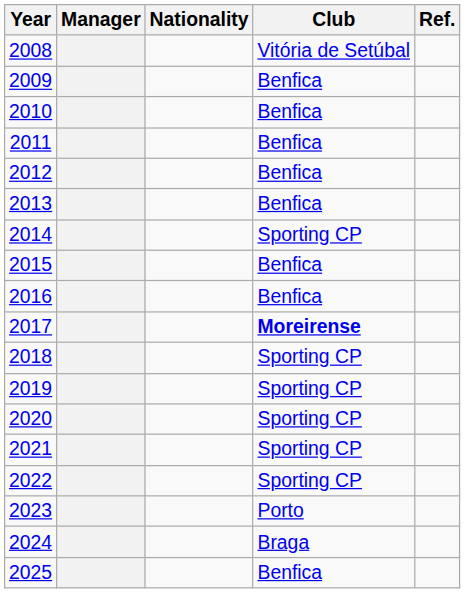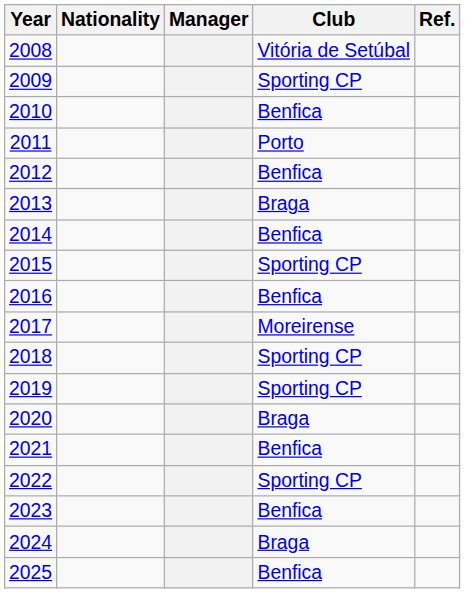columns swapped: (101, 19) <-> (199, 19)
(290, 81) Benfica -> (310, 81) Sporting CP
(290, 142) Benfica -> (281, 142) Porto
(290, 204) Benfica -> (283, 204) Braga
(310, 234) Sporting CP -> (290, 234) Benfica
(290, 265) Benfica -> (310, 265) Sporting CP
(309, 326) bold -> (306, 326) normal
(310, 419) Sporting CP -> (283, 419) Braga
(310, 449) Sporting CP -> (290, 449) Benfica
(281, 511) Porto -> (290, 511) Benfica
